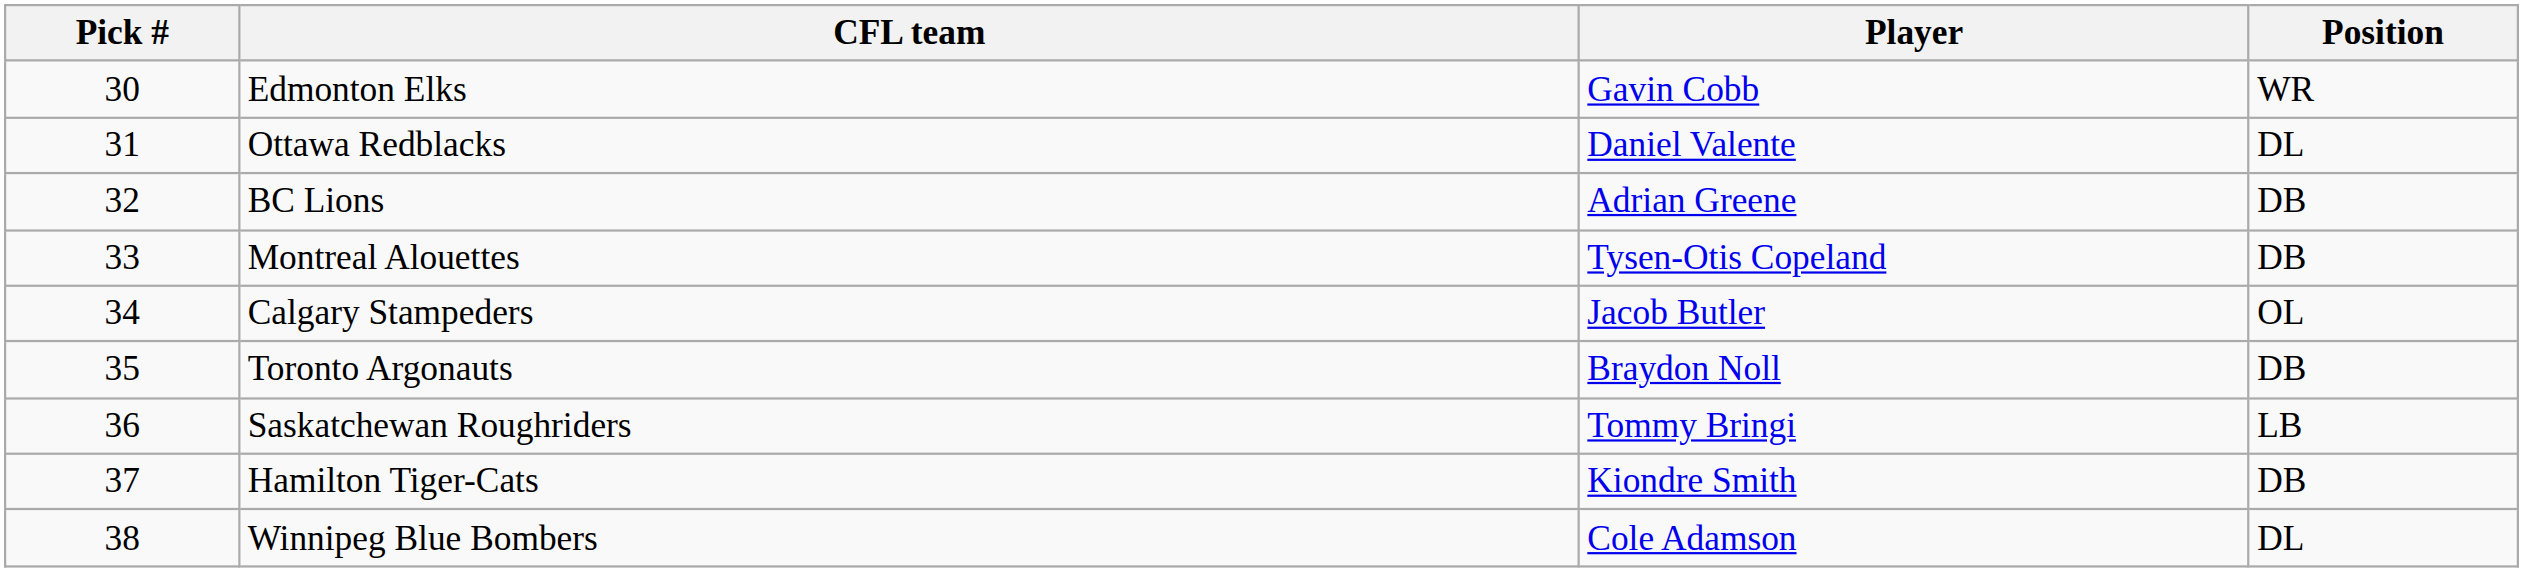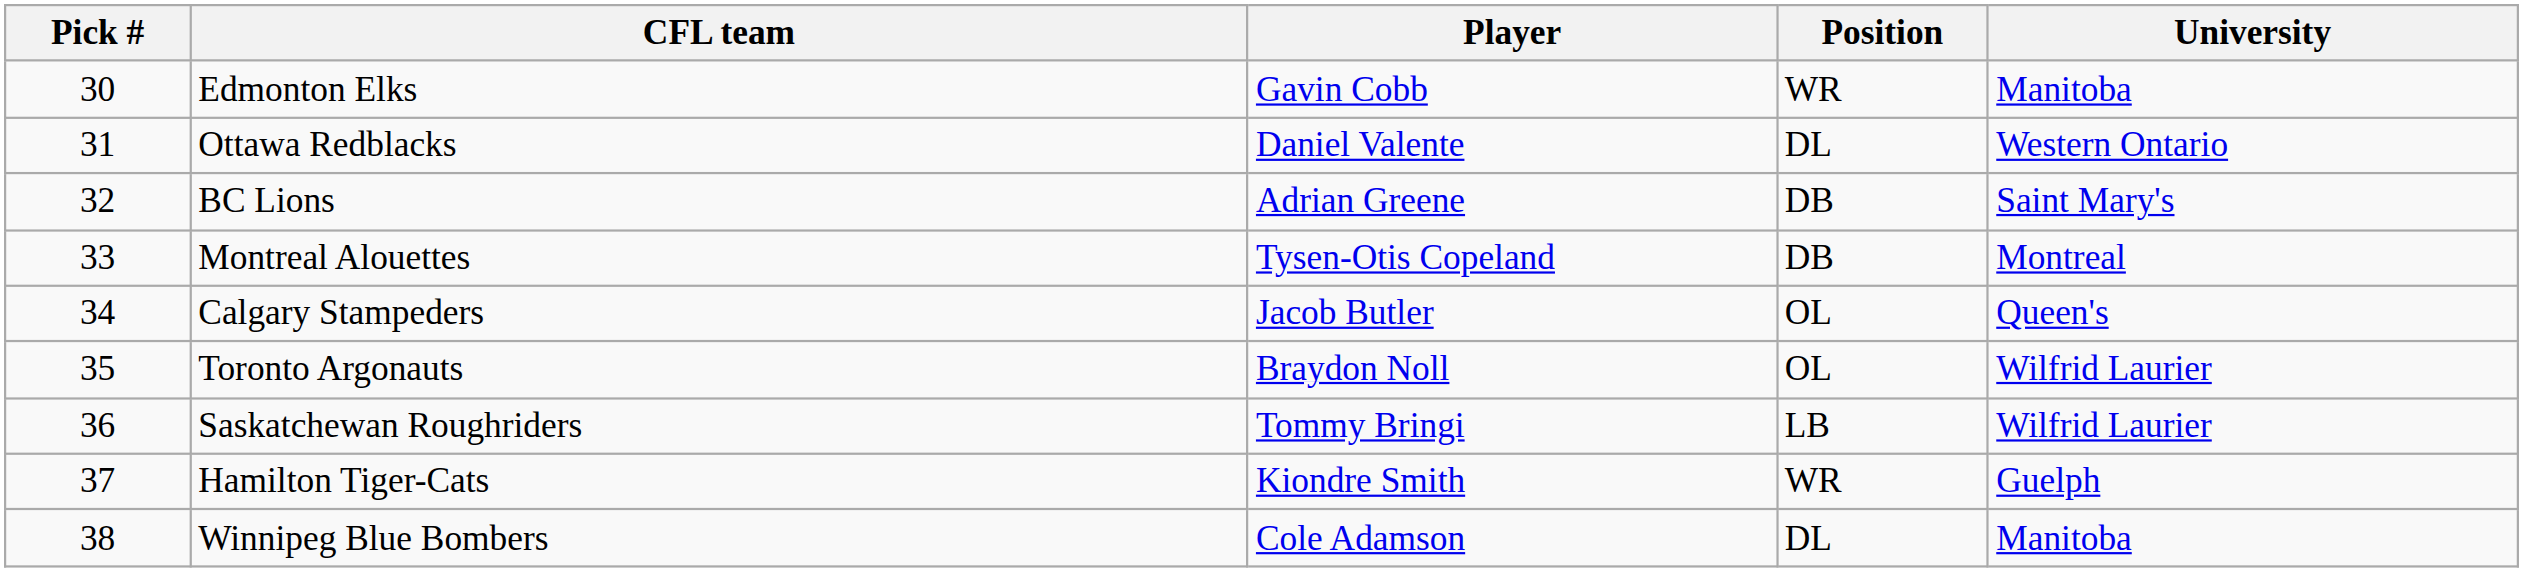+ column: (2253, 32)
(2282, 369) DB -> (1808, 369) OL
(2282, 481) DB -> (1813, 481) WR
